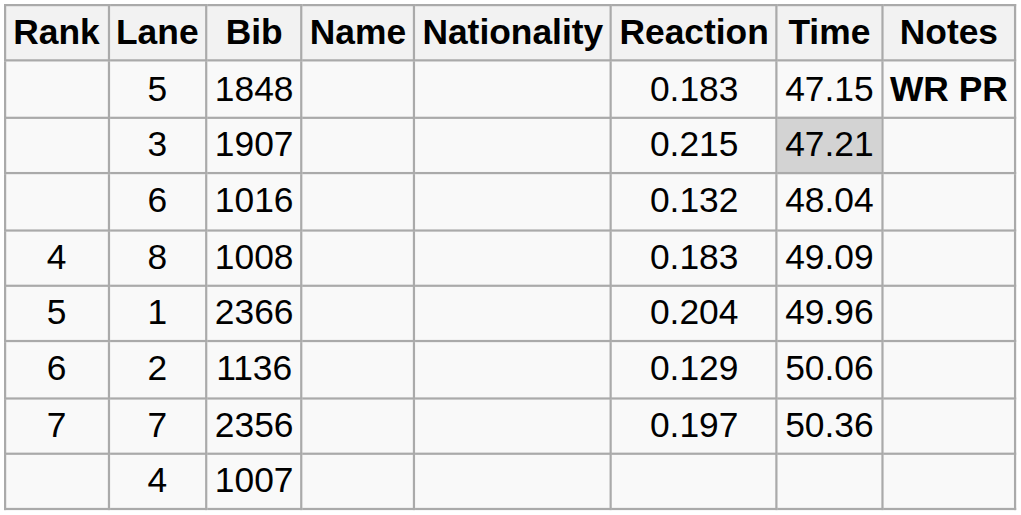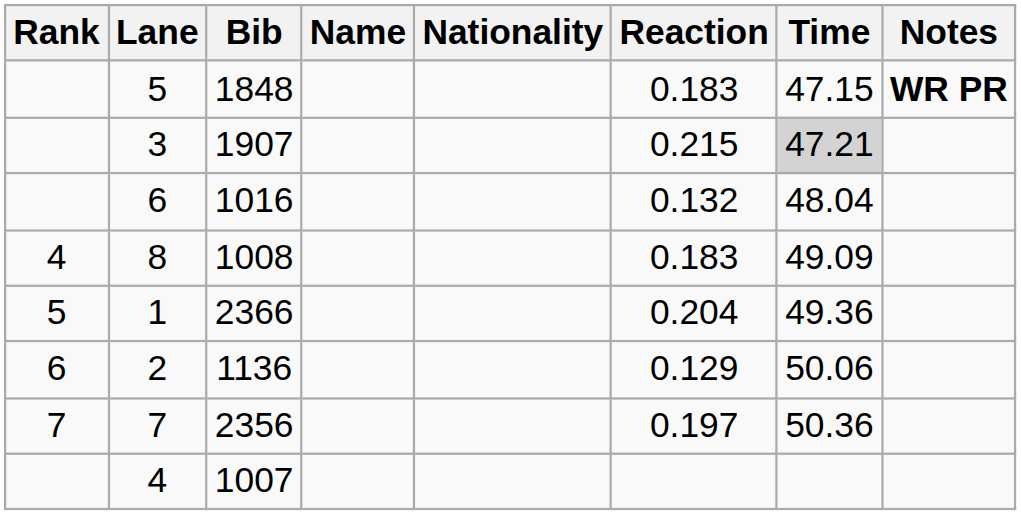(829, 312) 49.96 -> (829, 312) 49.36
